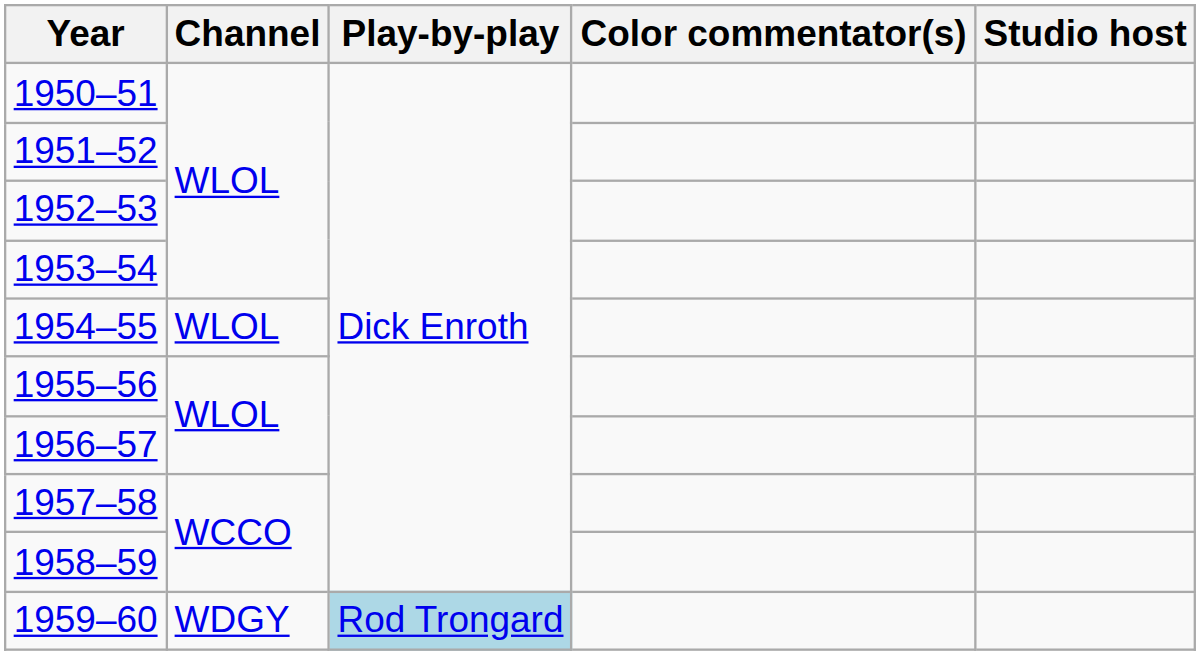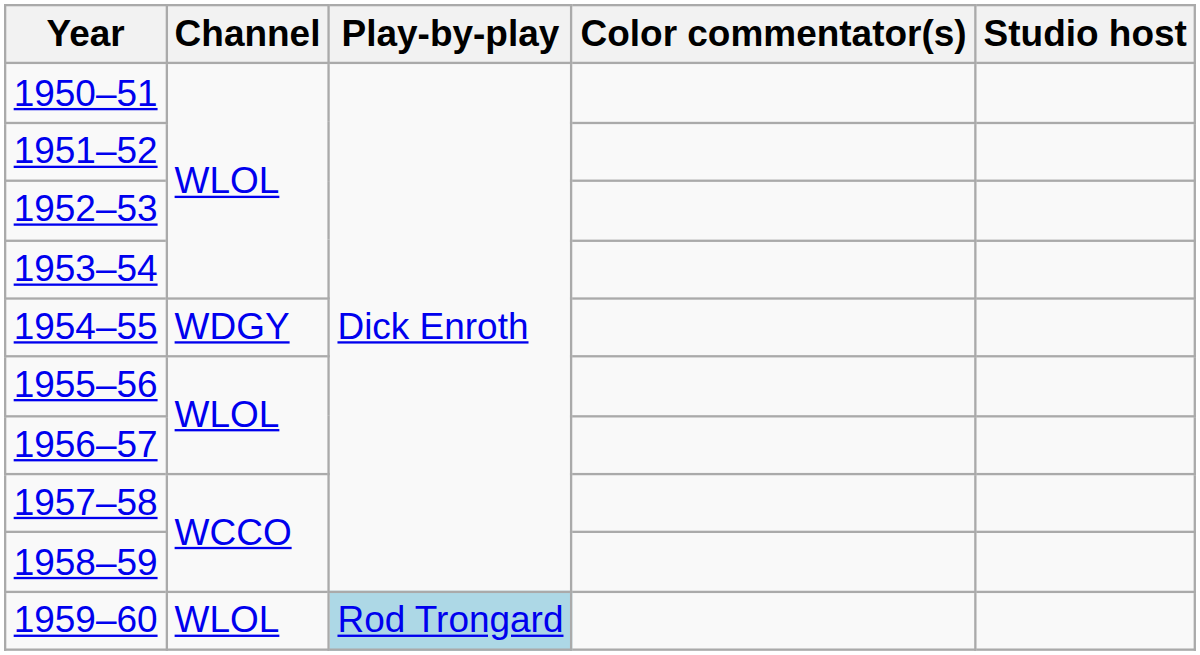(227, 326) WLOL -> (232, 326) WDGY
(232, 619) WDGY -> (227, 619) WLOL
